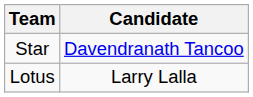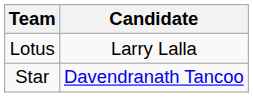rows swapped: (32, 48) <-> (32, 77)
